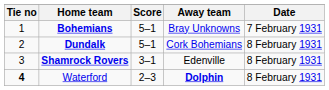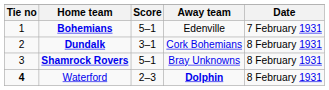(204, 28) Bray Unknowns -> (204, 28) Edenville
(147, 45) 5–1 -> (147, 45) 3–1
(147, 61) 3–1 -> (147, 61) 5–1
(204, 61) Edenville -> (204, 61) Bray Unknowns
